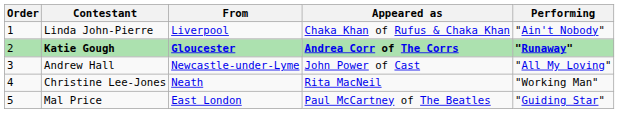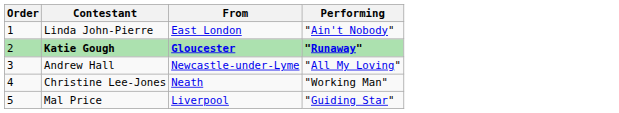- column: (407, 13)
(200, 30) Liverpool -> (206, 30) East London
(206, 100) East London -> (200, 100) Liverpool
